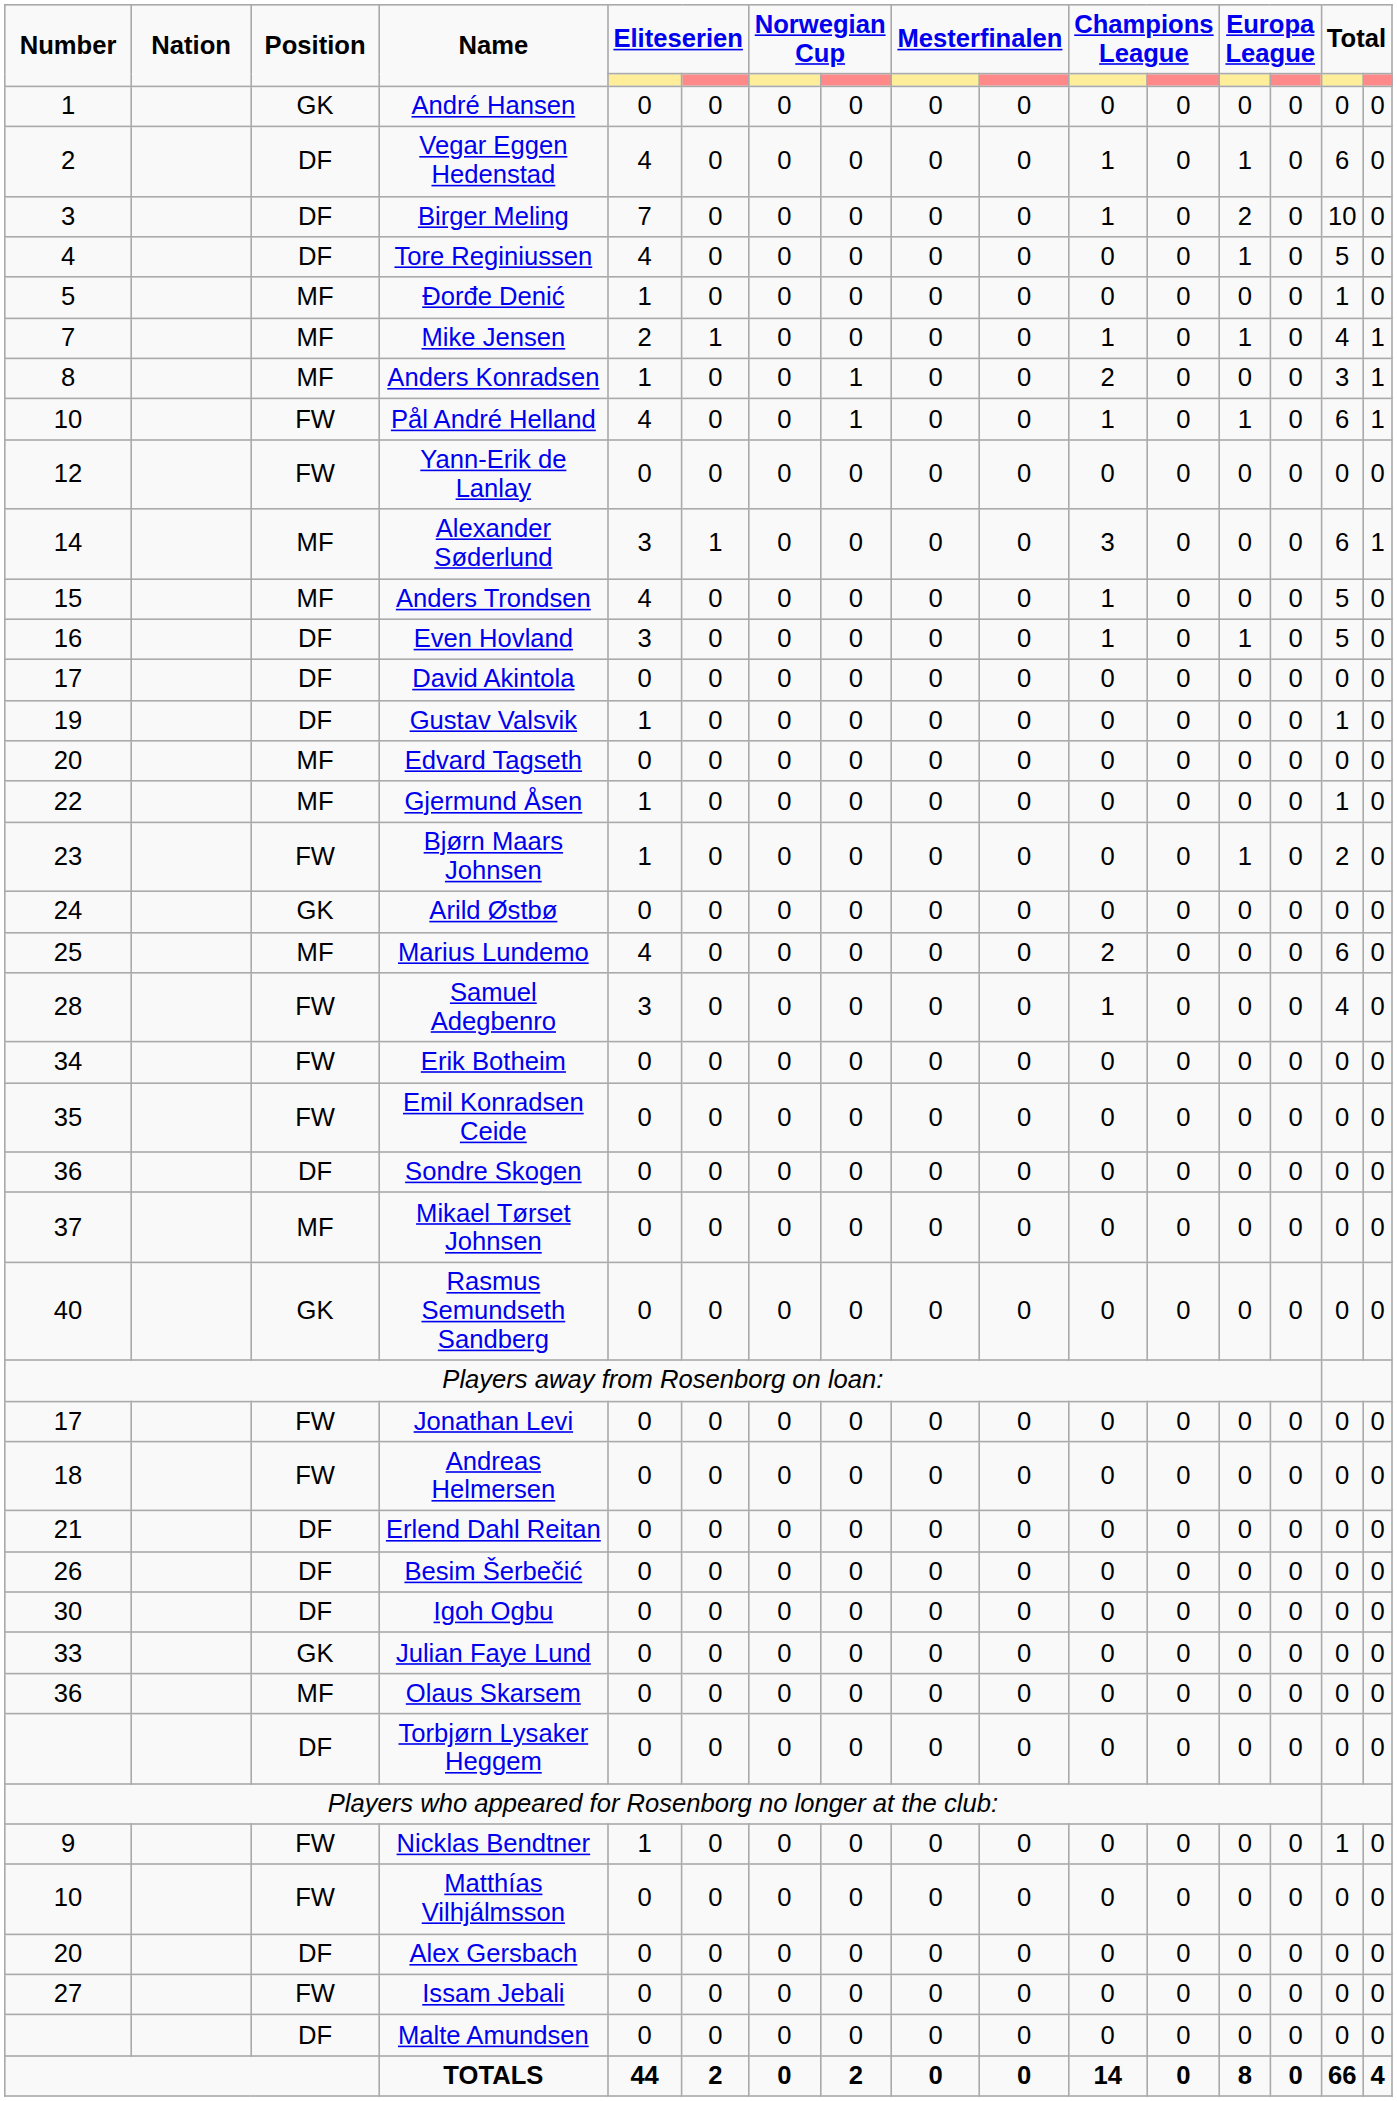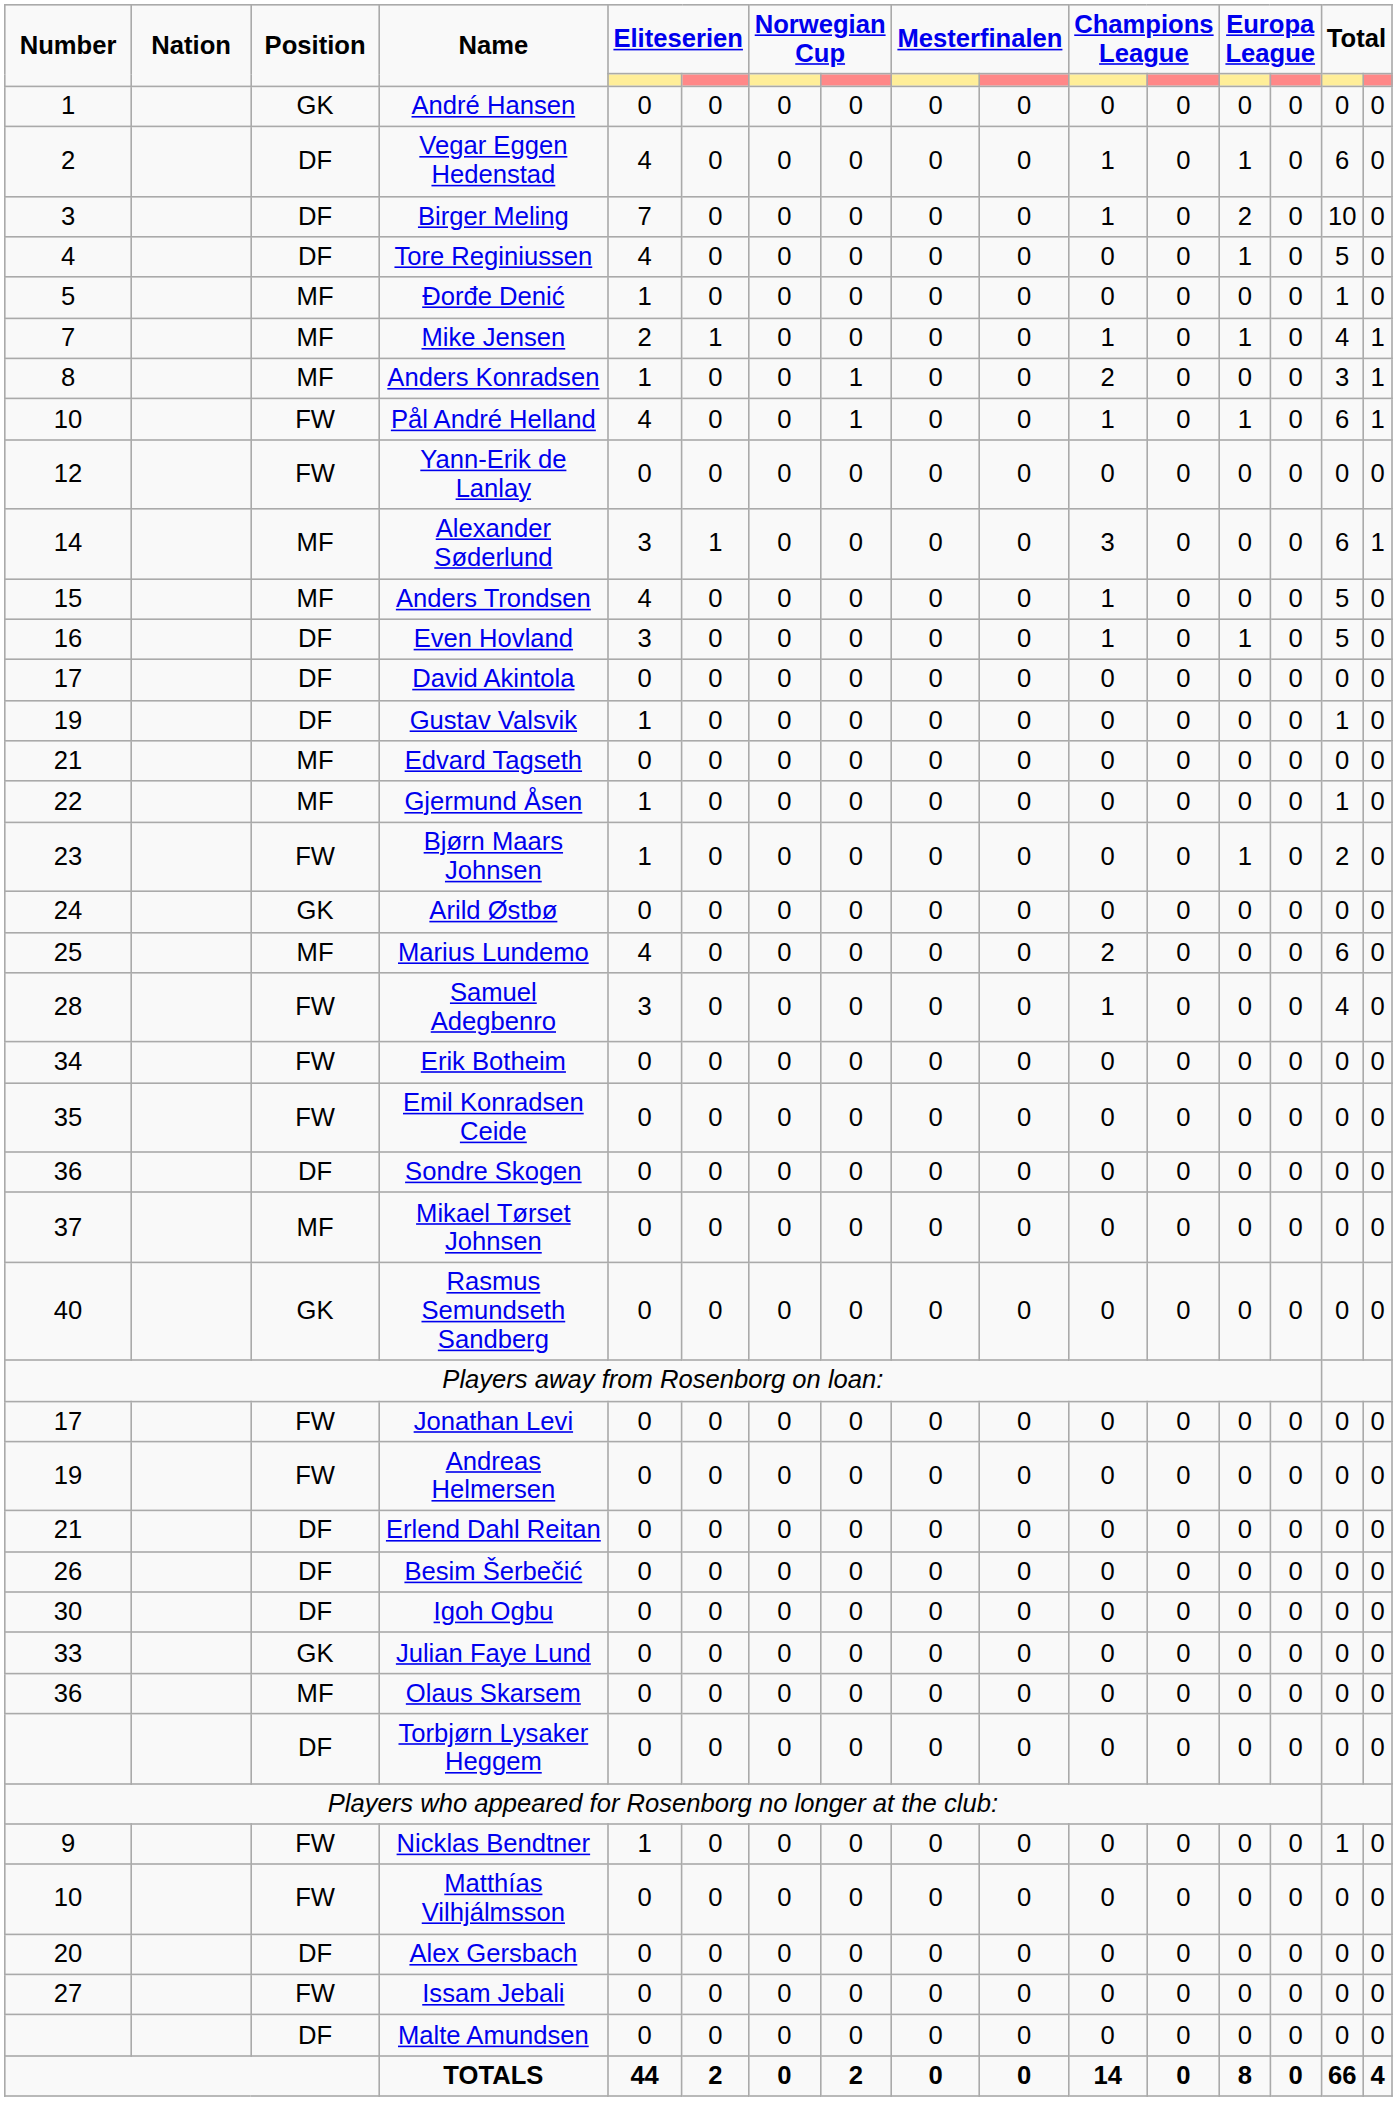(68, 760) 20 -> (68, 760) 21
(68, 1475) 18 -> (68, 1475) 19
